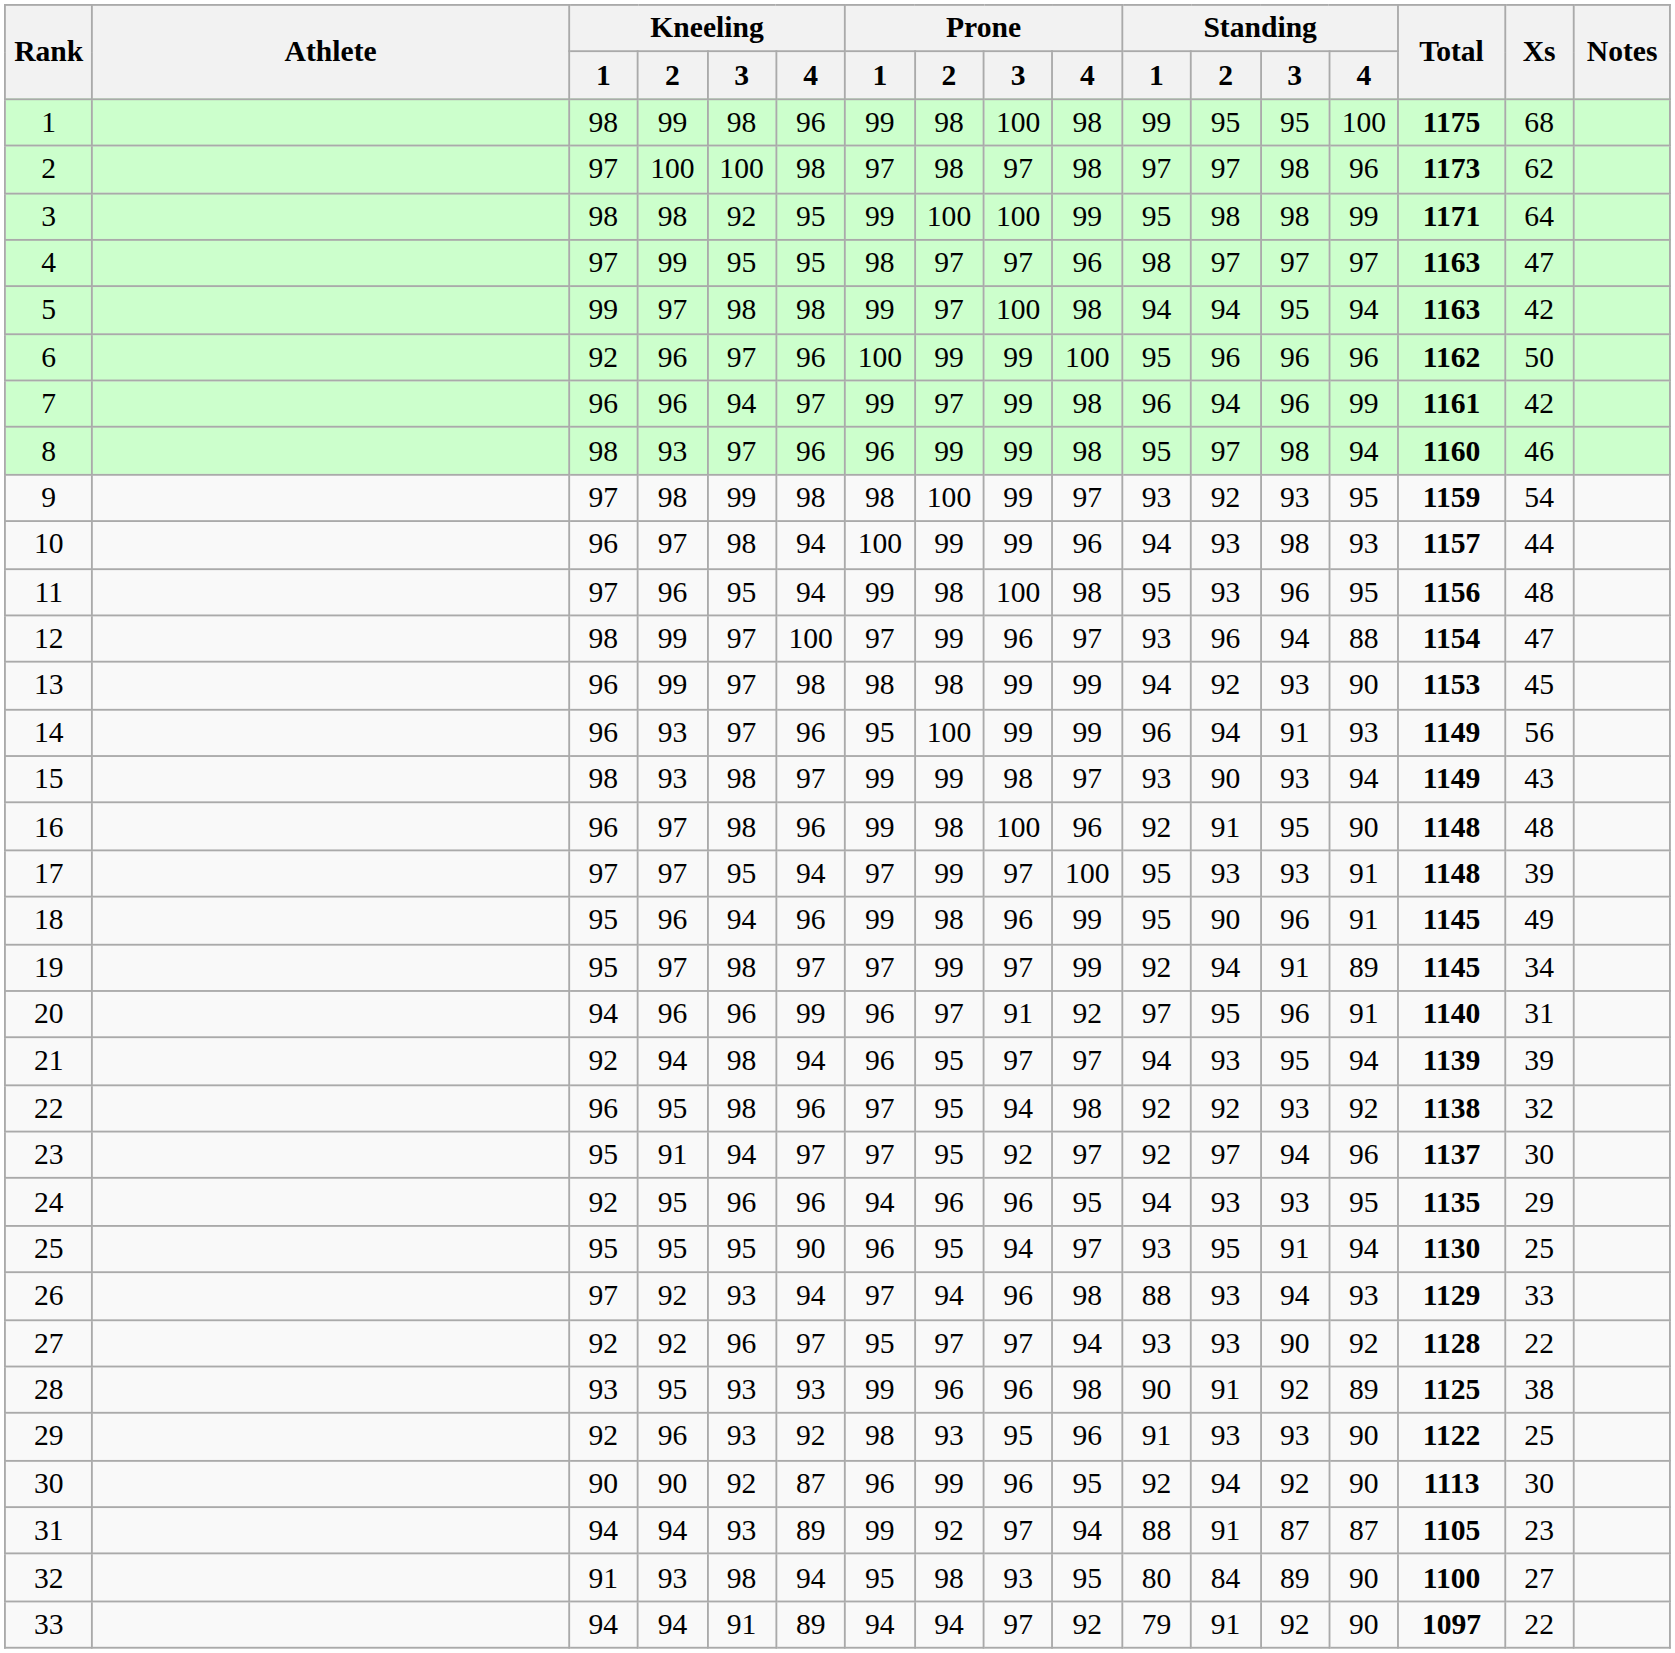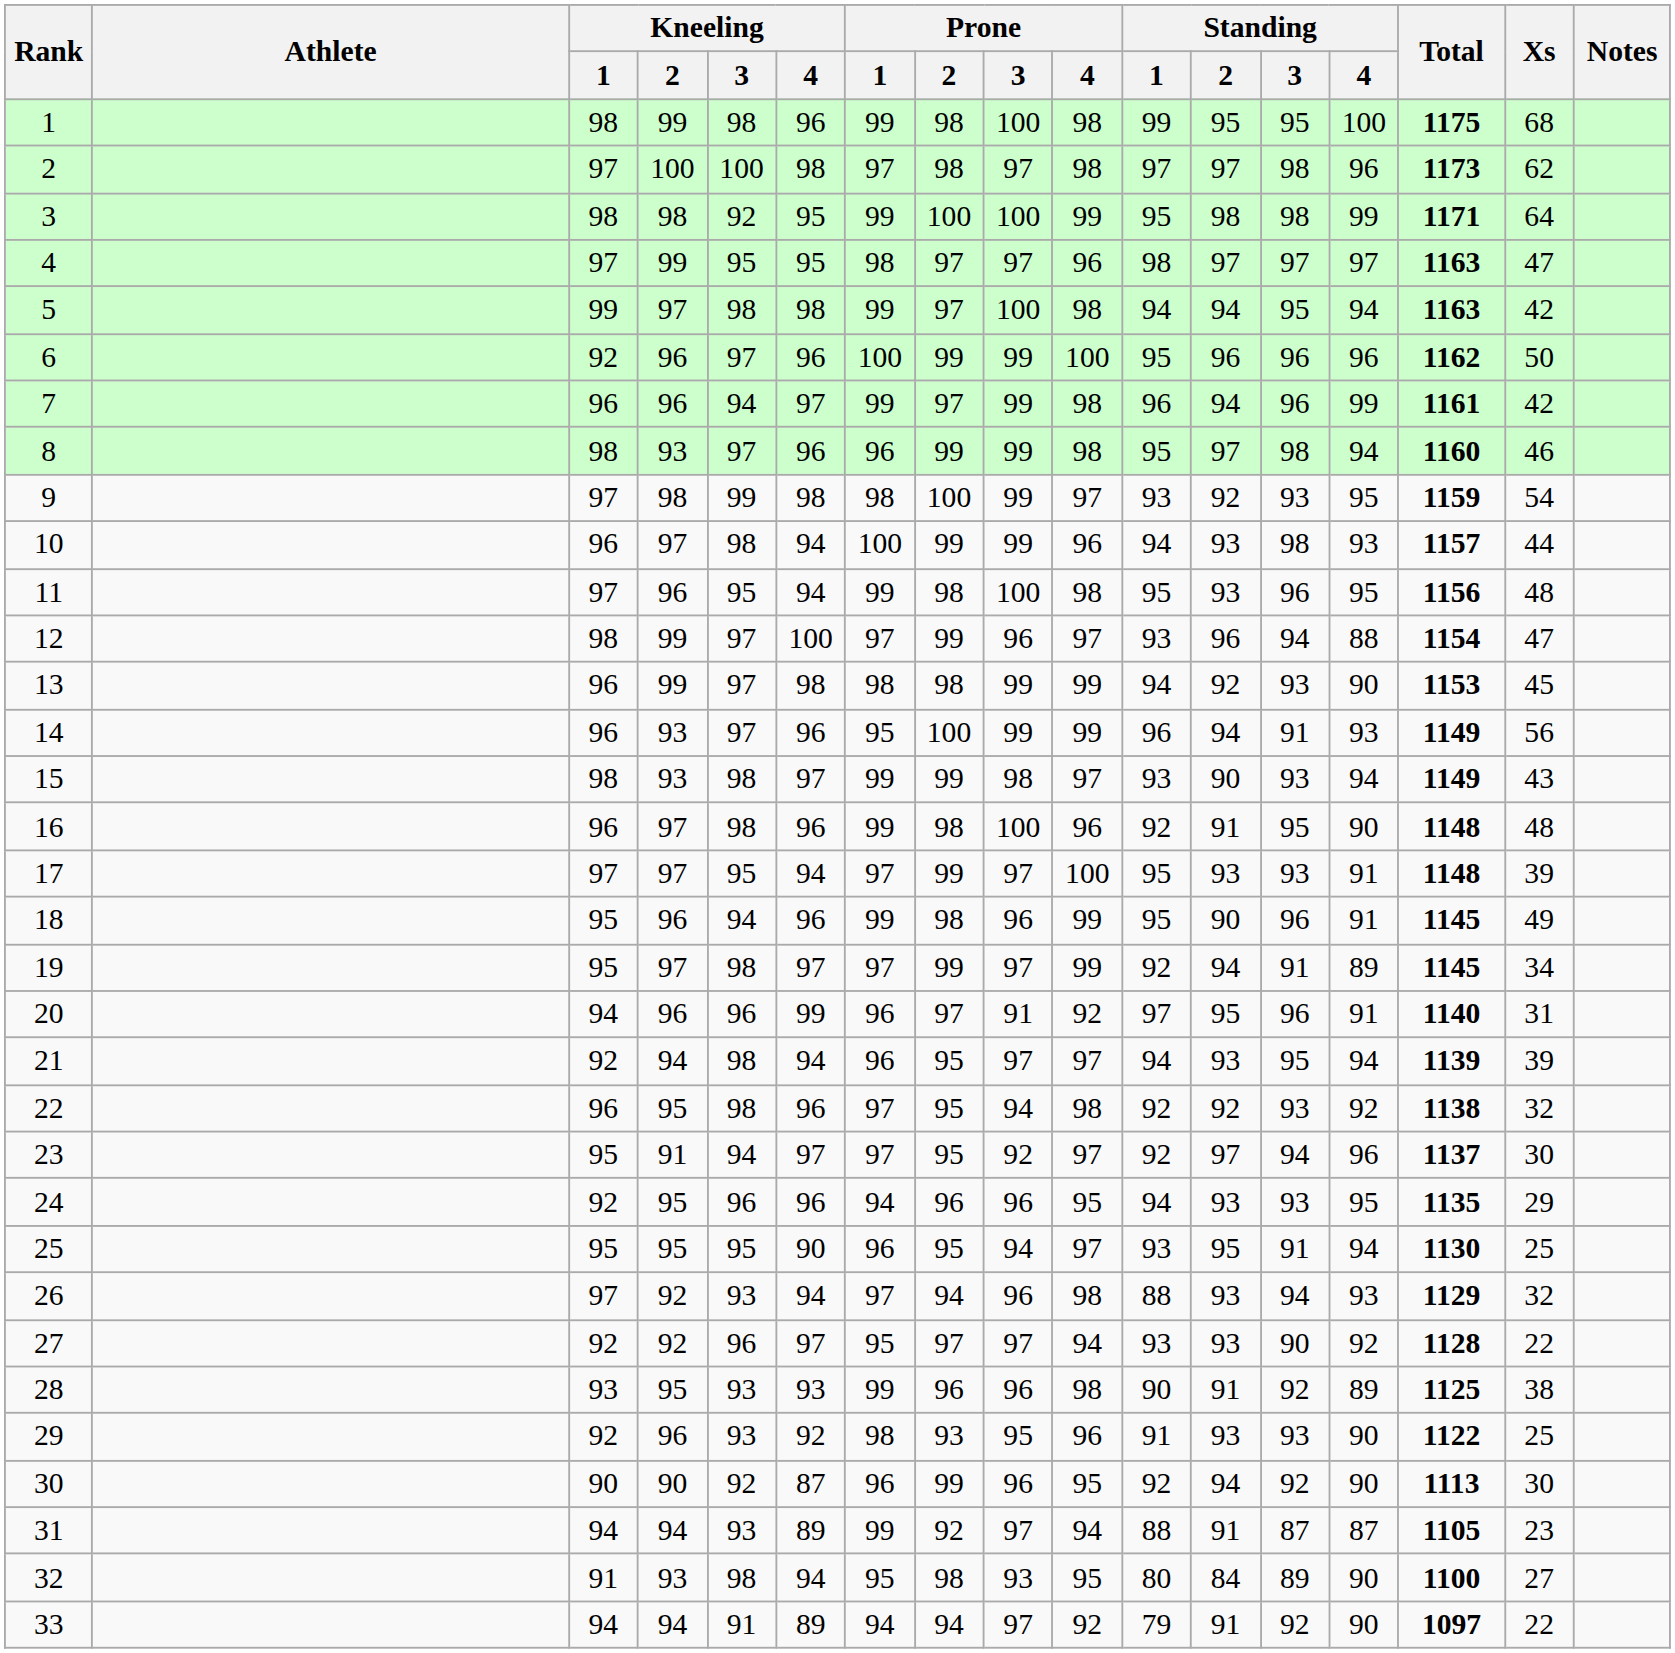(1539, 1295) 33 -> (1539, 1295) 32
